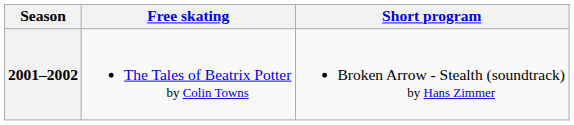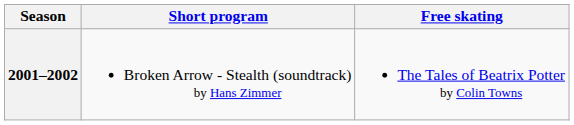columns swapped: (432, 16) <-> (188, 16)
